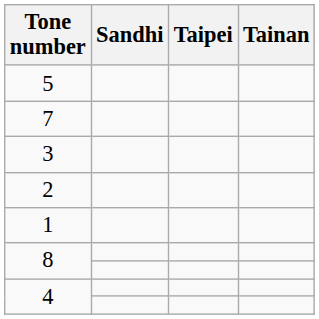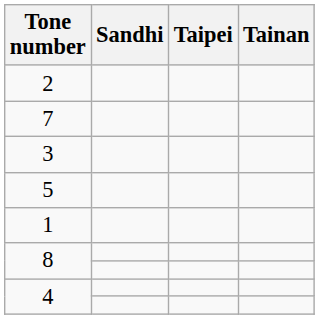rows swapped: (48, 82) <-> (48, 189)
